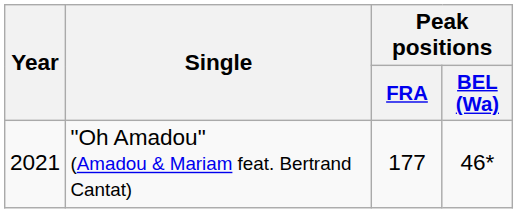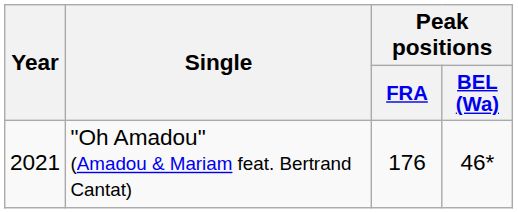(407, 163) 177 -> (407, 163) 176
